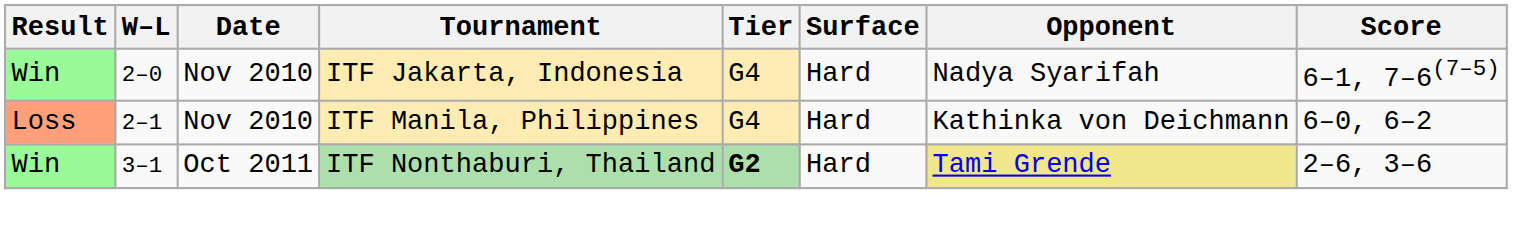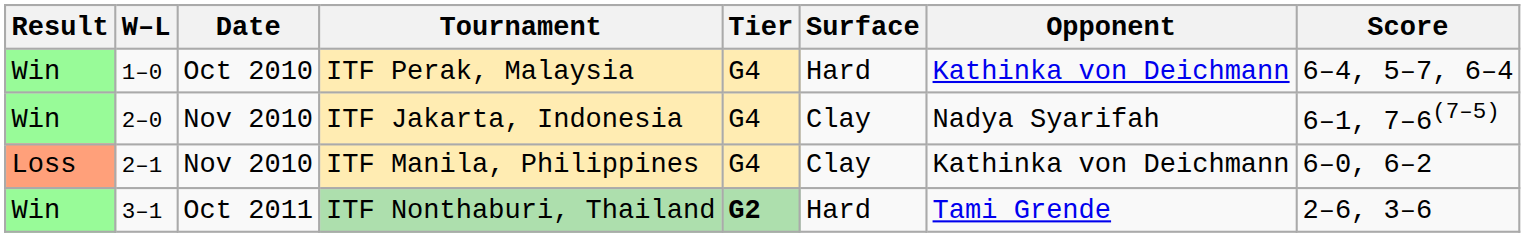+ row: (480, 71)
(839, 75) Hard -> (839, 119) Clay
(839, 122) Hard -> (839, 166) Clay
(1022, 166) khaki background -> (1022, 210) no background
